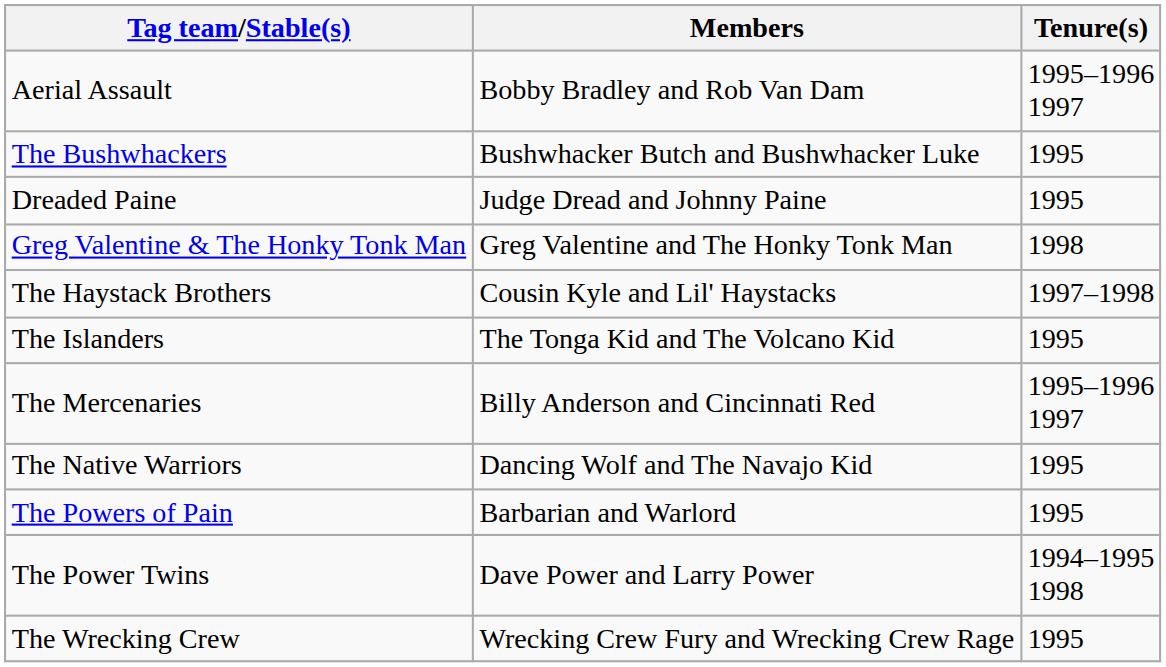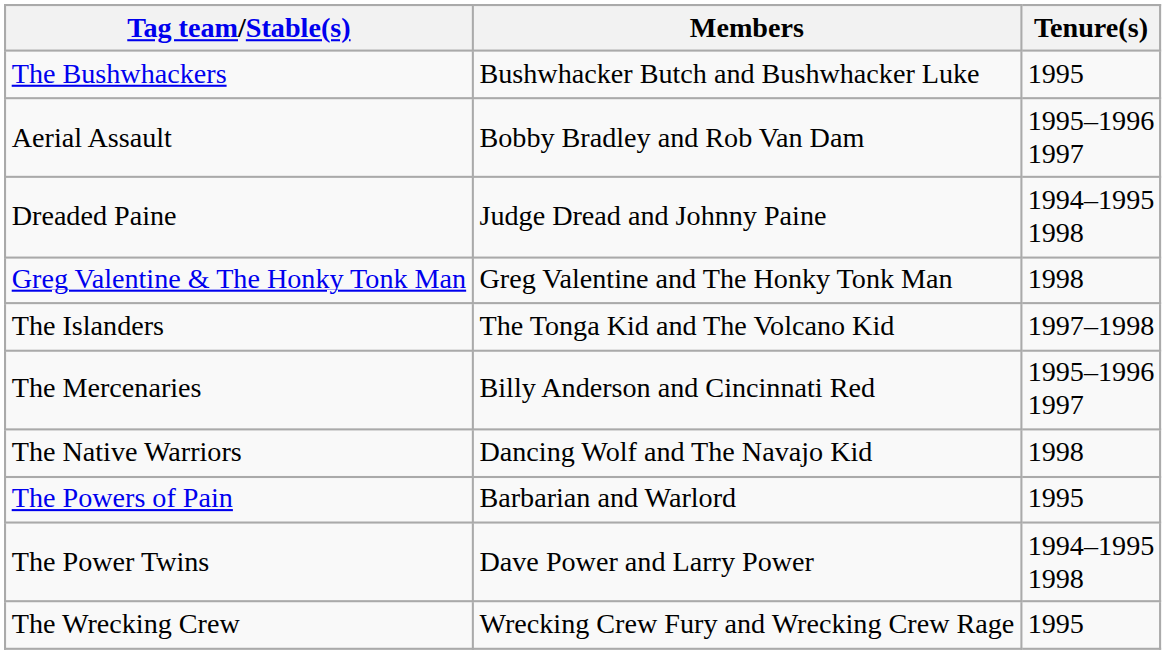rows swapped: (92, 90) <-> (119, 153)
(1056, 199) 1995 -> (1091, 216) 1994–1995 1998
- row: (141, 292)
(1056, 339) 1995 -> (1091, 325) 1997–1998
(1056, 465) 1995 -> (1056, 451) 1998
